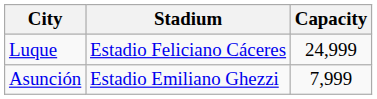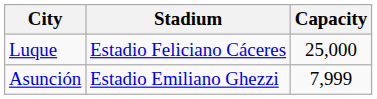(331, 49) 24,999 -> (331, 49) 25,000
